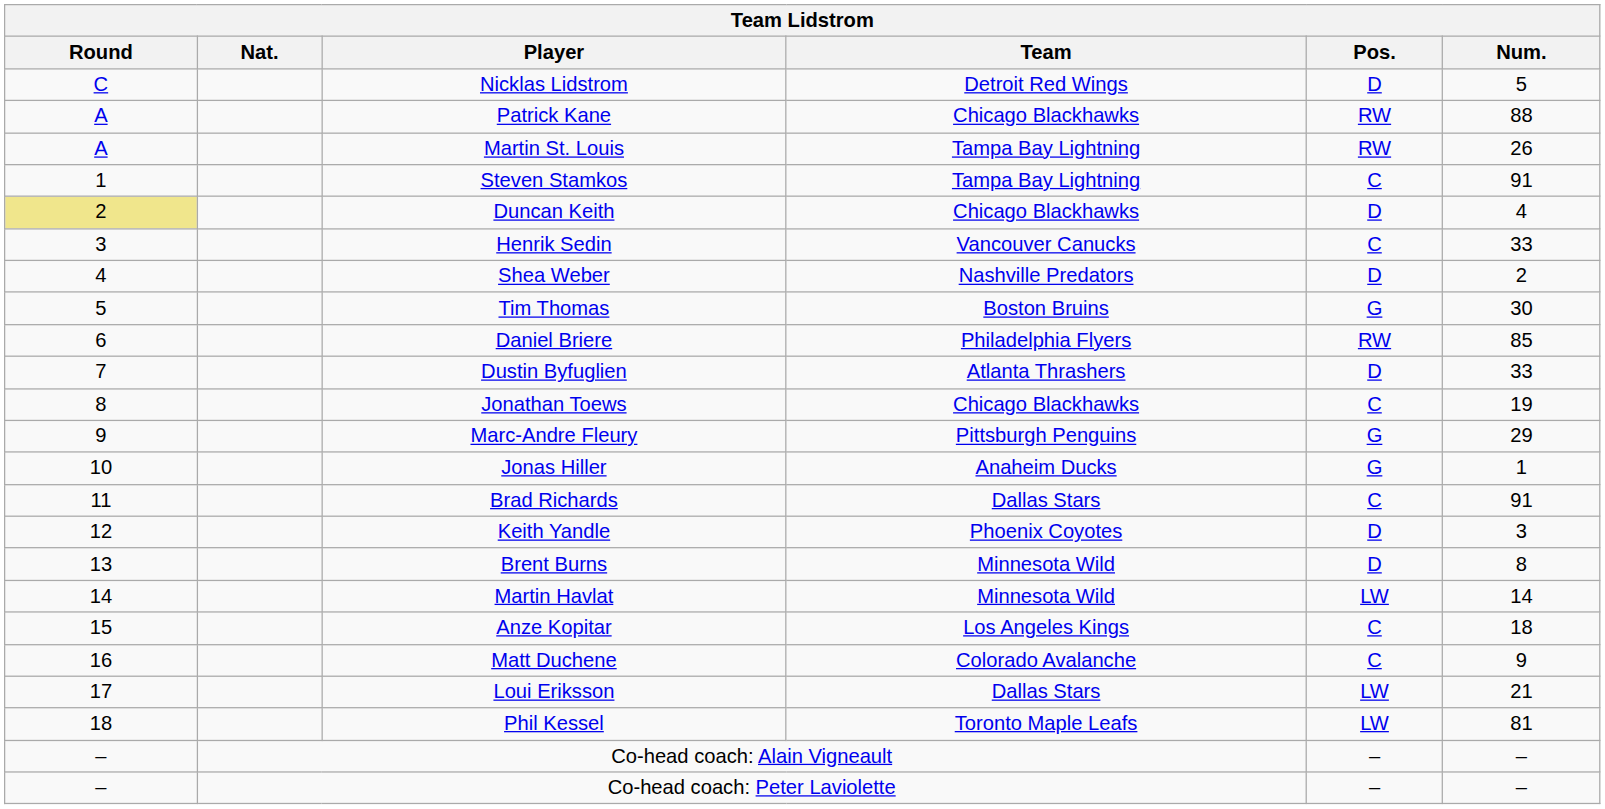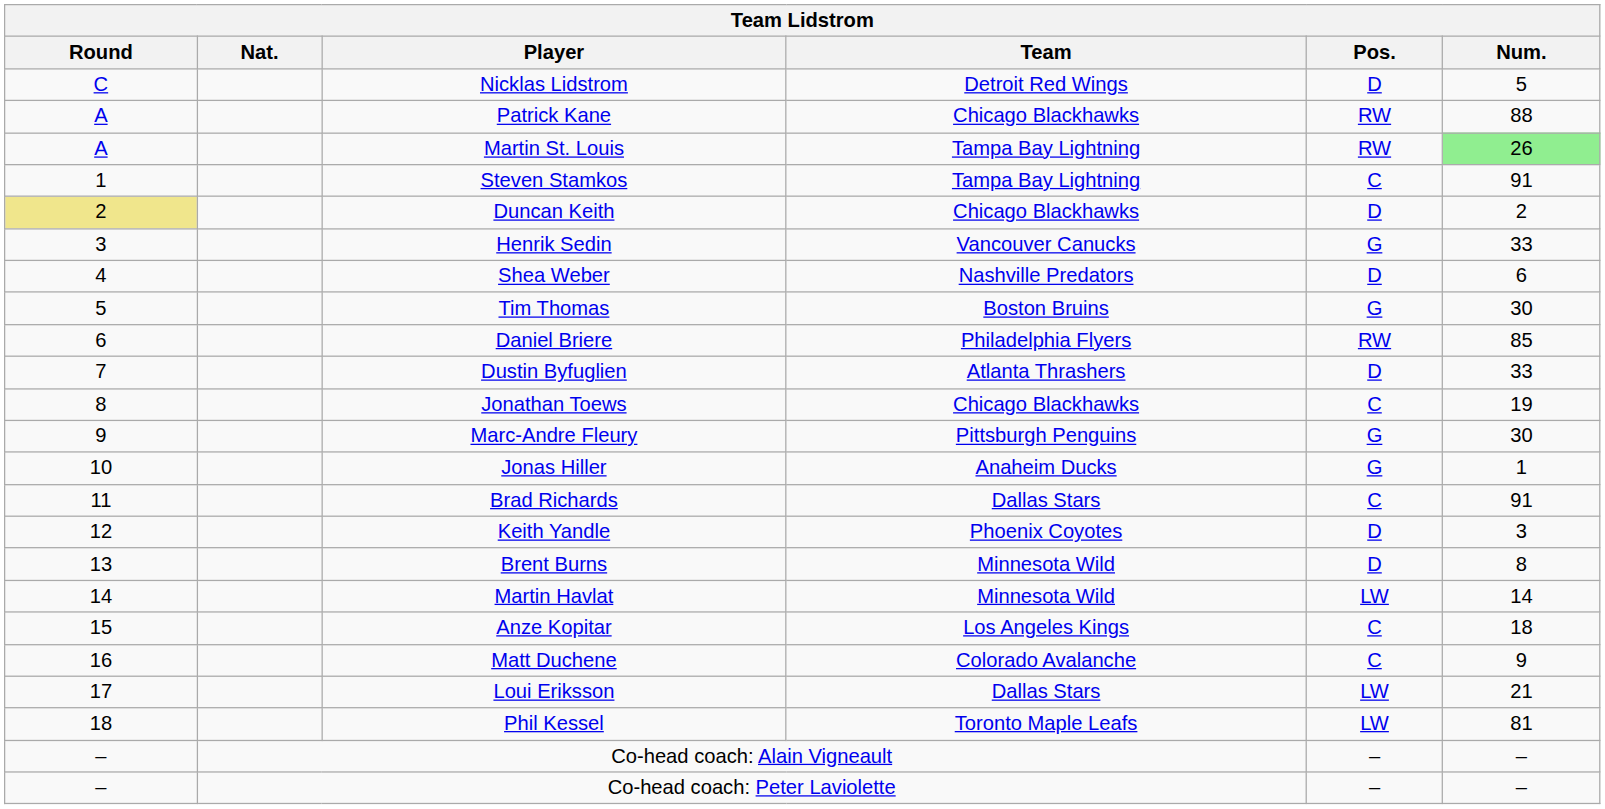(1521, 148) no background -> (1521, 148) lightgreen background
(1521, 212) 4 -> (1521, 212) 2
(1375, 244) C -> (1374, 244) G
(1521, 276) 2 -> (1521, 276) 6
(1521, 436) 29 -> (1521, 436) 30
